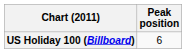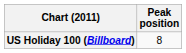(159, 40) 6 -> (159, 40) 8
